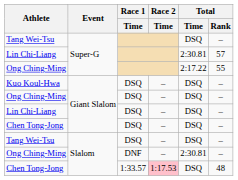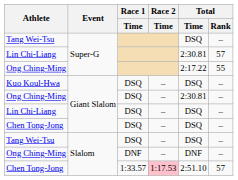(193, 97) DSQ -> (193, 97) 2:30.81
(193, 154) 2:30.81 -> (193, 154) DNF
(193, 168) DSQ -> (193, 168) 2:51.10
(221, 168) 48 -> (221, 168) 57
